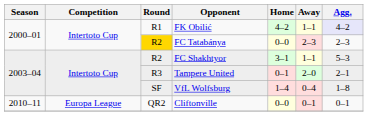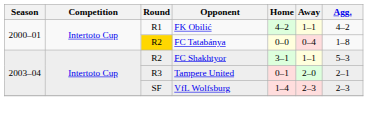(343, 27) lavender background -> (343, 27) no background
(309, 42) 2–3 -> (309, 42) 0–4
(343, 42) 2–3 -> (343, 42) 1–8
(309, 88) 0–4 -> (309, 88) 2–3
(343, 88) 1–8 -> (343, 88) 2–3
- row: (196, 104)
